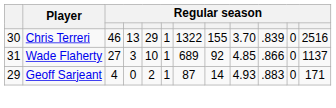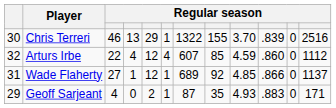+ row: (53, 56)
(133, 56) 3 -> (133, 75) 1
(152, 56) 10 -> (152, 75) 12
(217, 75) 14 -> (217, 94) 35
